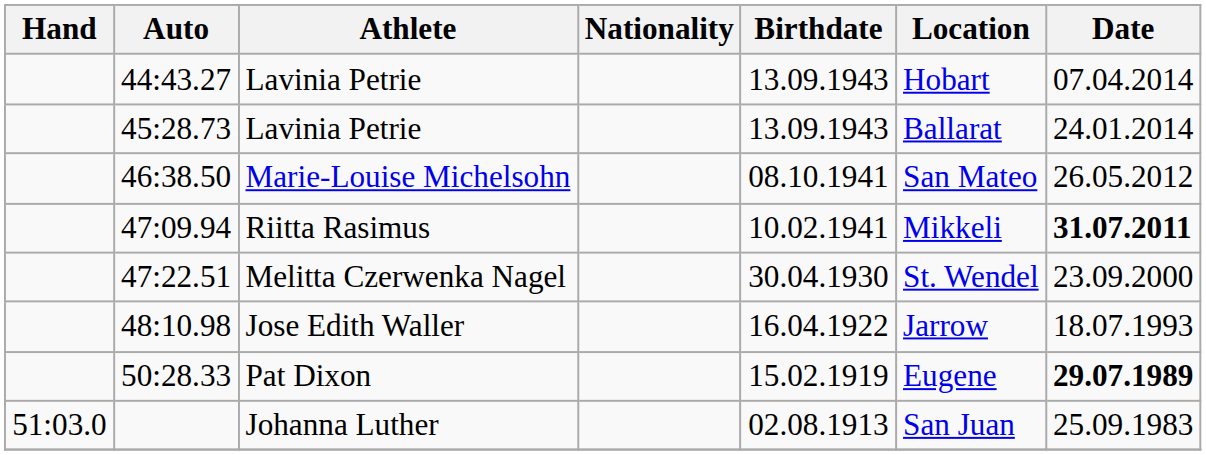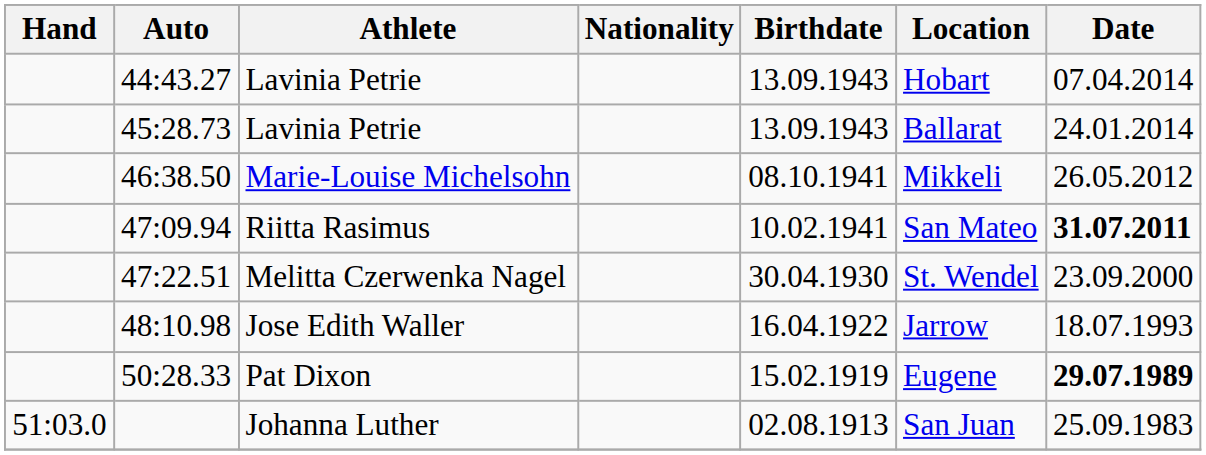(970, 177) San Mateo -> (952, 177) Mikkeli
(952, 227) Mikkeli -> (970, 227) San Mateo
